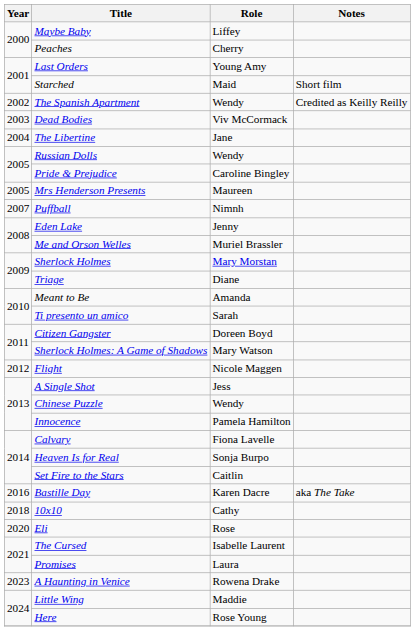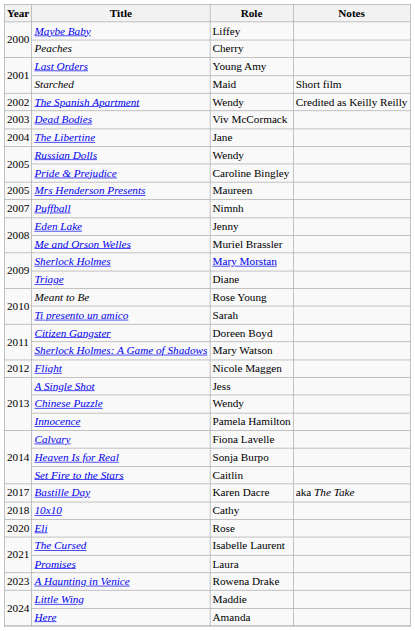(231, 297) Amanda -> (240, 297) Rose Young
(18, 492) 2016 -> (18, 492) 2017
(240, 617) Rose Young -> (231, 617) Amanda
